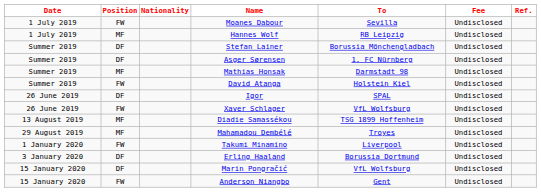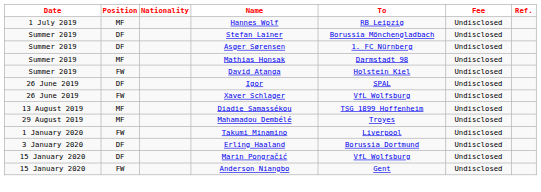- row: (254, 22)
